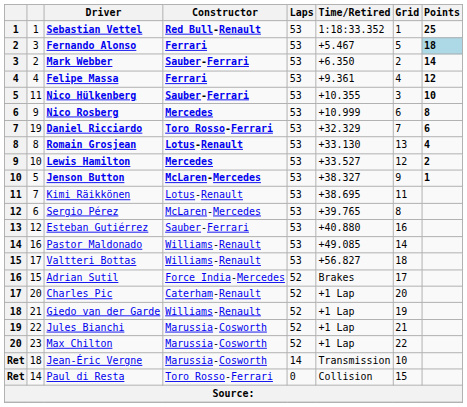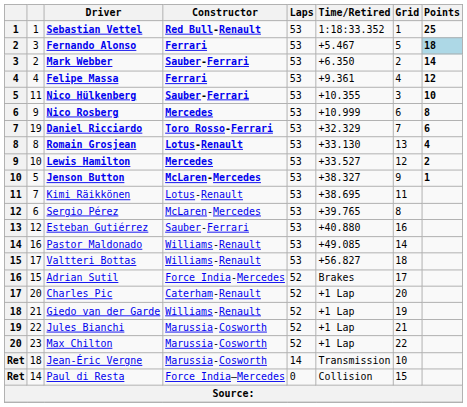(219, 377) Toro Rosso-Ferrari -> (225, 377) Force India–Mercedes
